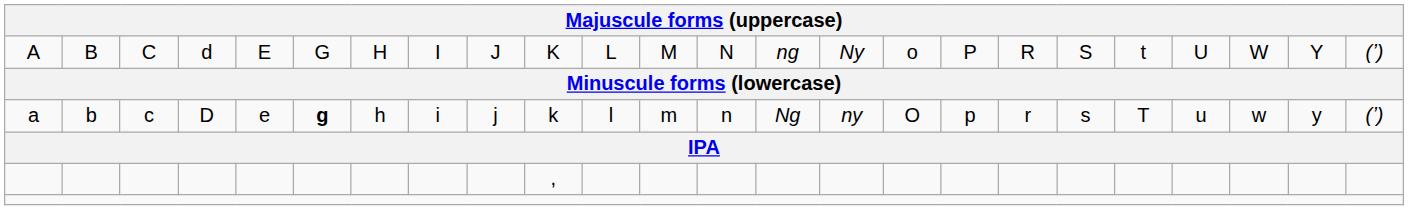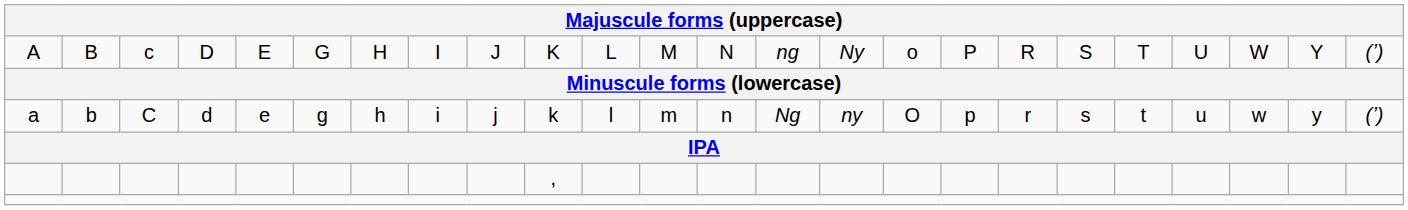(149, 52) C -> (149, 52) c
(207, 52) d -> (207, 52) D
(1143, 52) t -> (1143, 52) T
(149, 115) c -> (149, 115) C
(207, 115) D -> (207, 115) d
(322, 115) bold -> (322, 115) normal
(1143, 115) T -> (1143, 115) t
